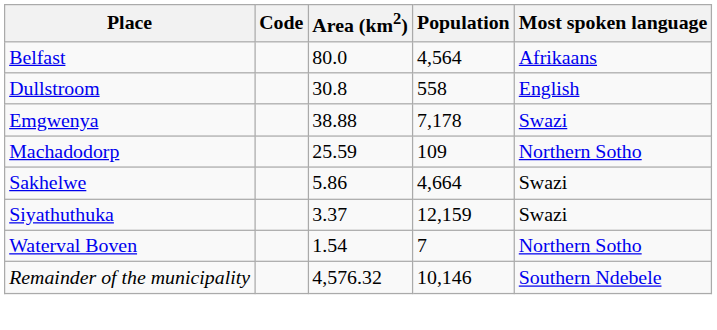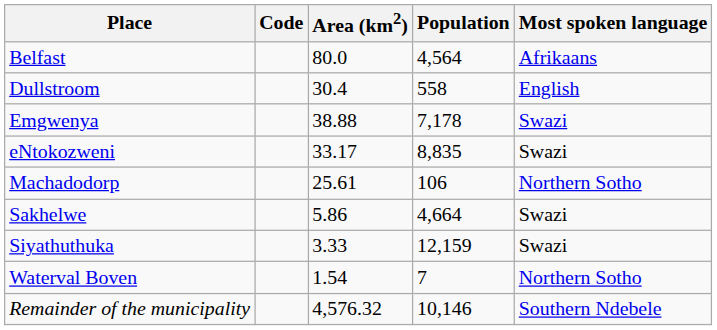(330, 88) 30.8 -> (330, 88) 30.4
+ row: (62, 151)
(335, 151) 25.59 -> (335, 182) 25.61
(432, 151) 109 -> (432, 182) 106
(330, 214) 3.37 -> (330, 245) 3.33
